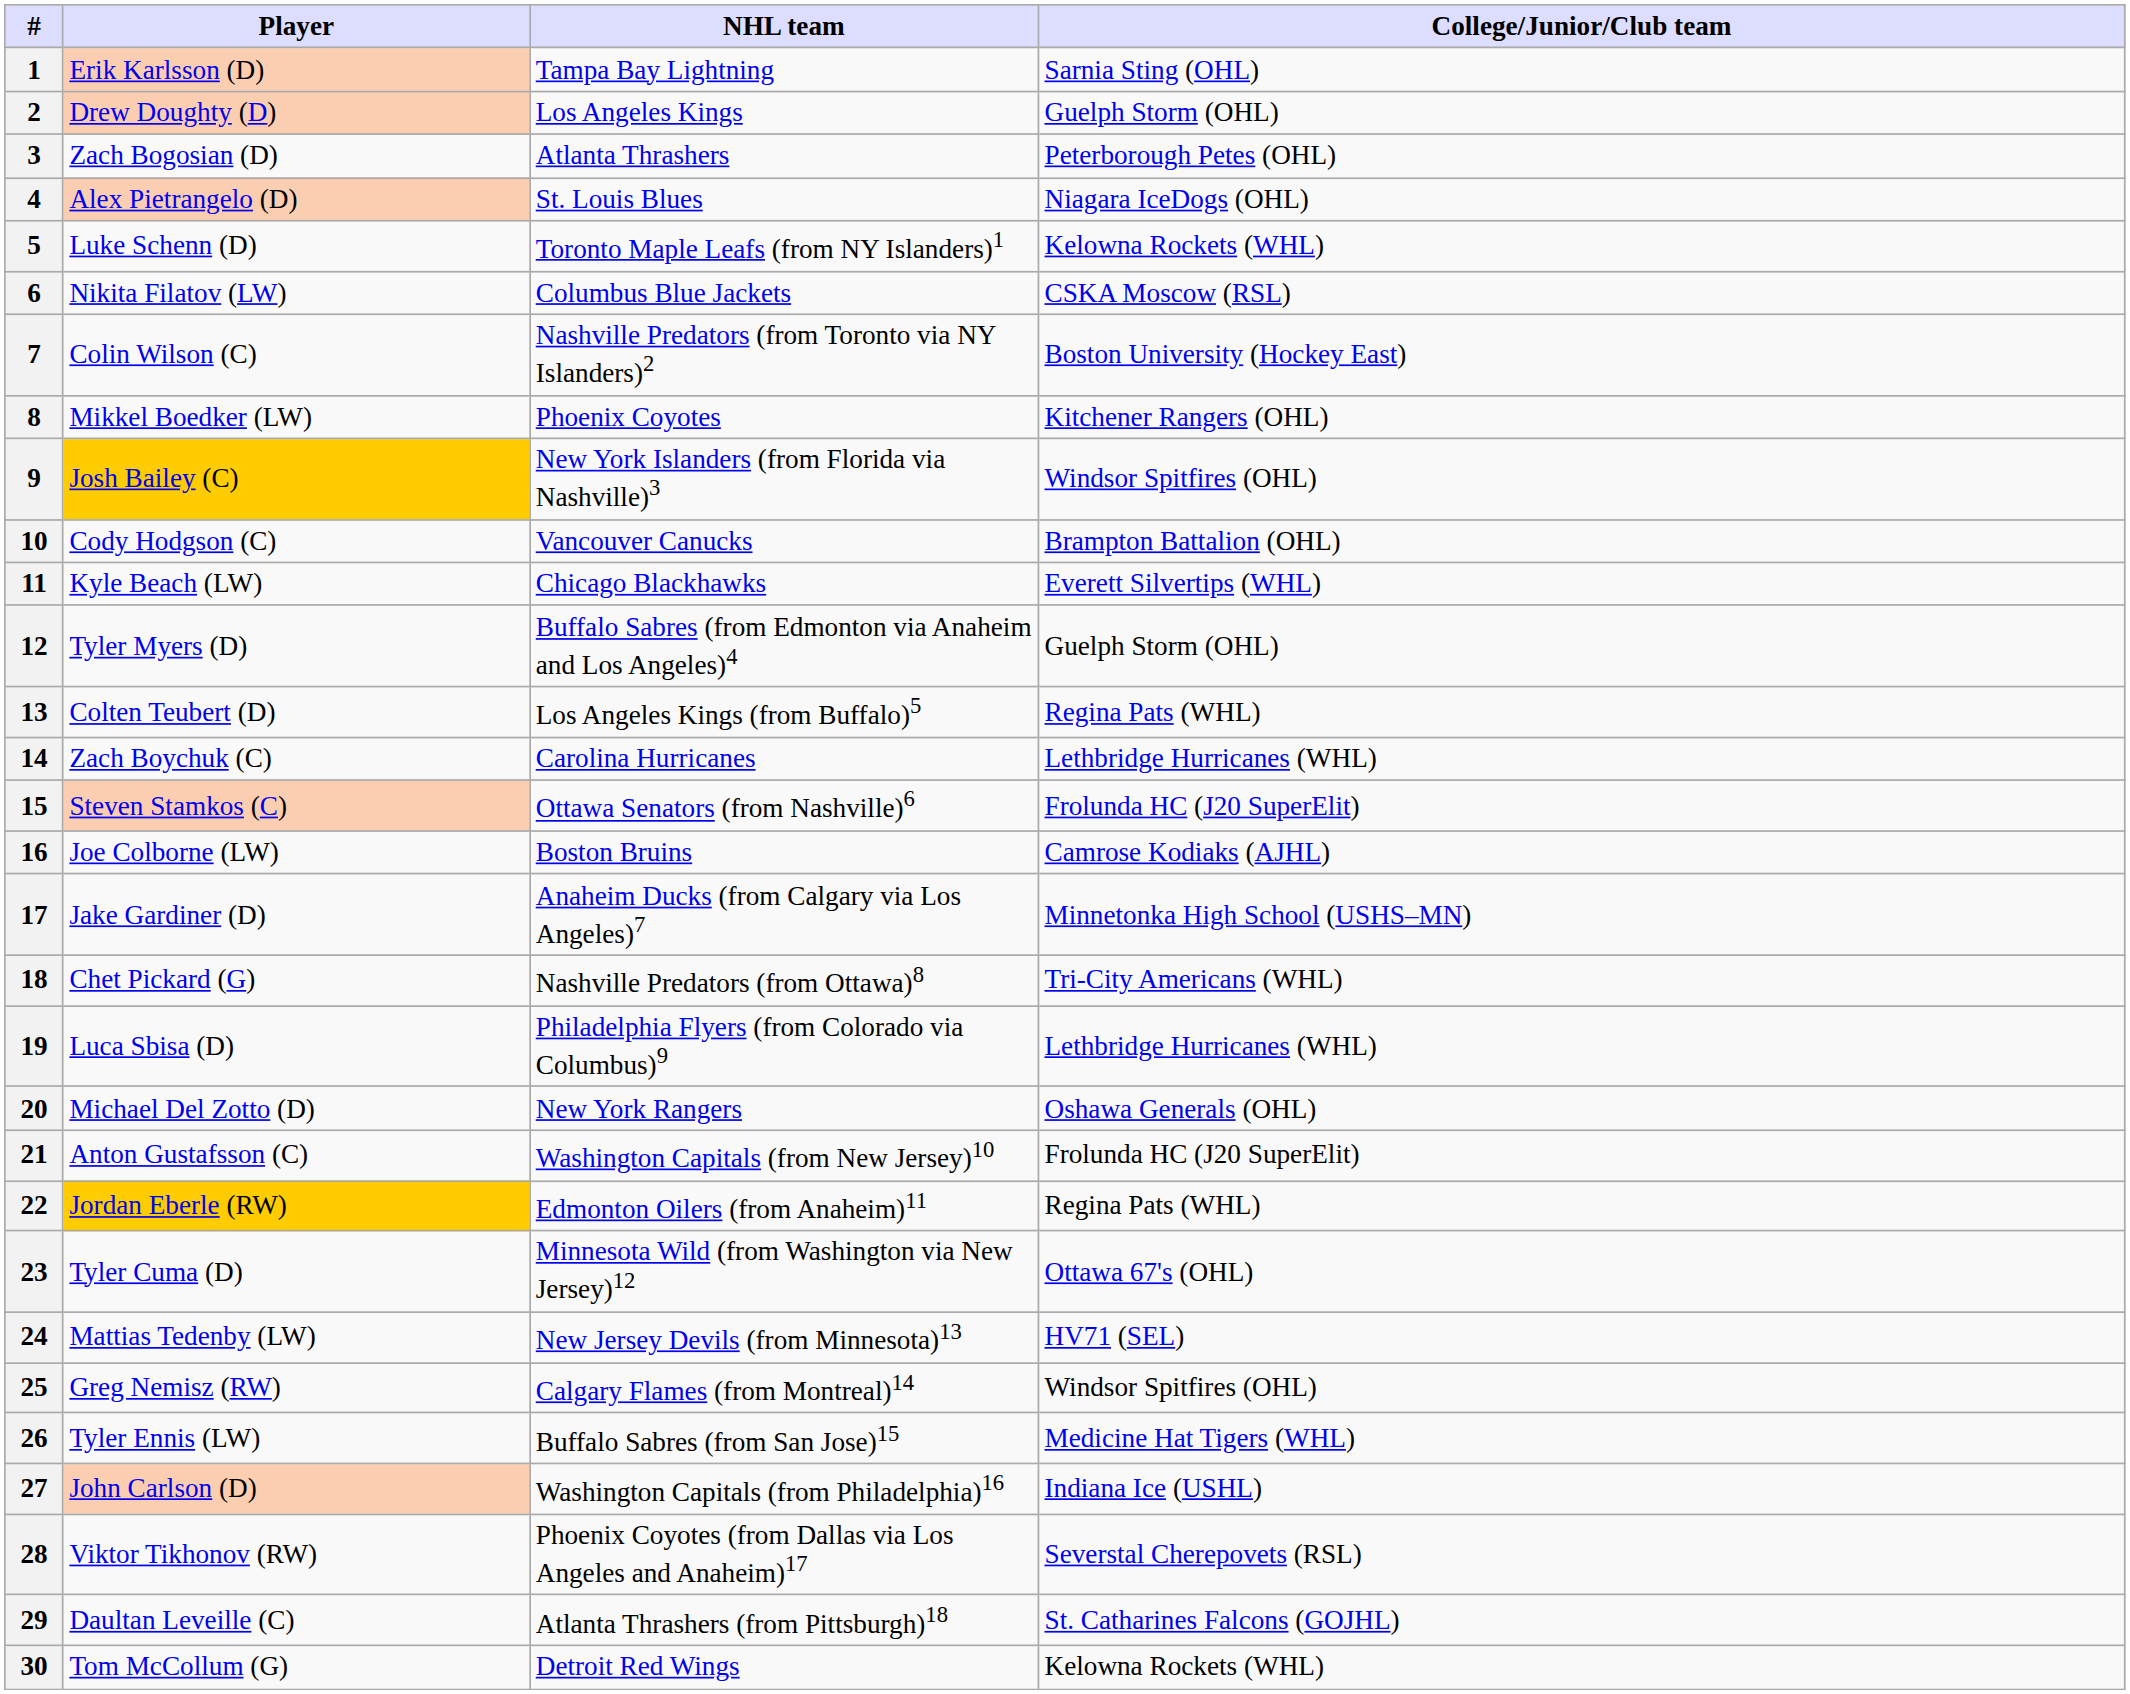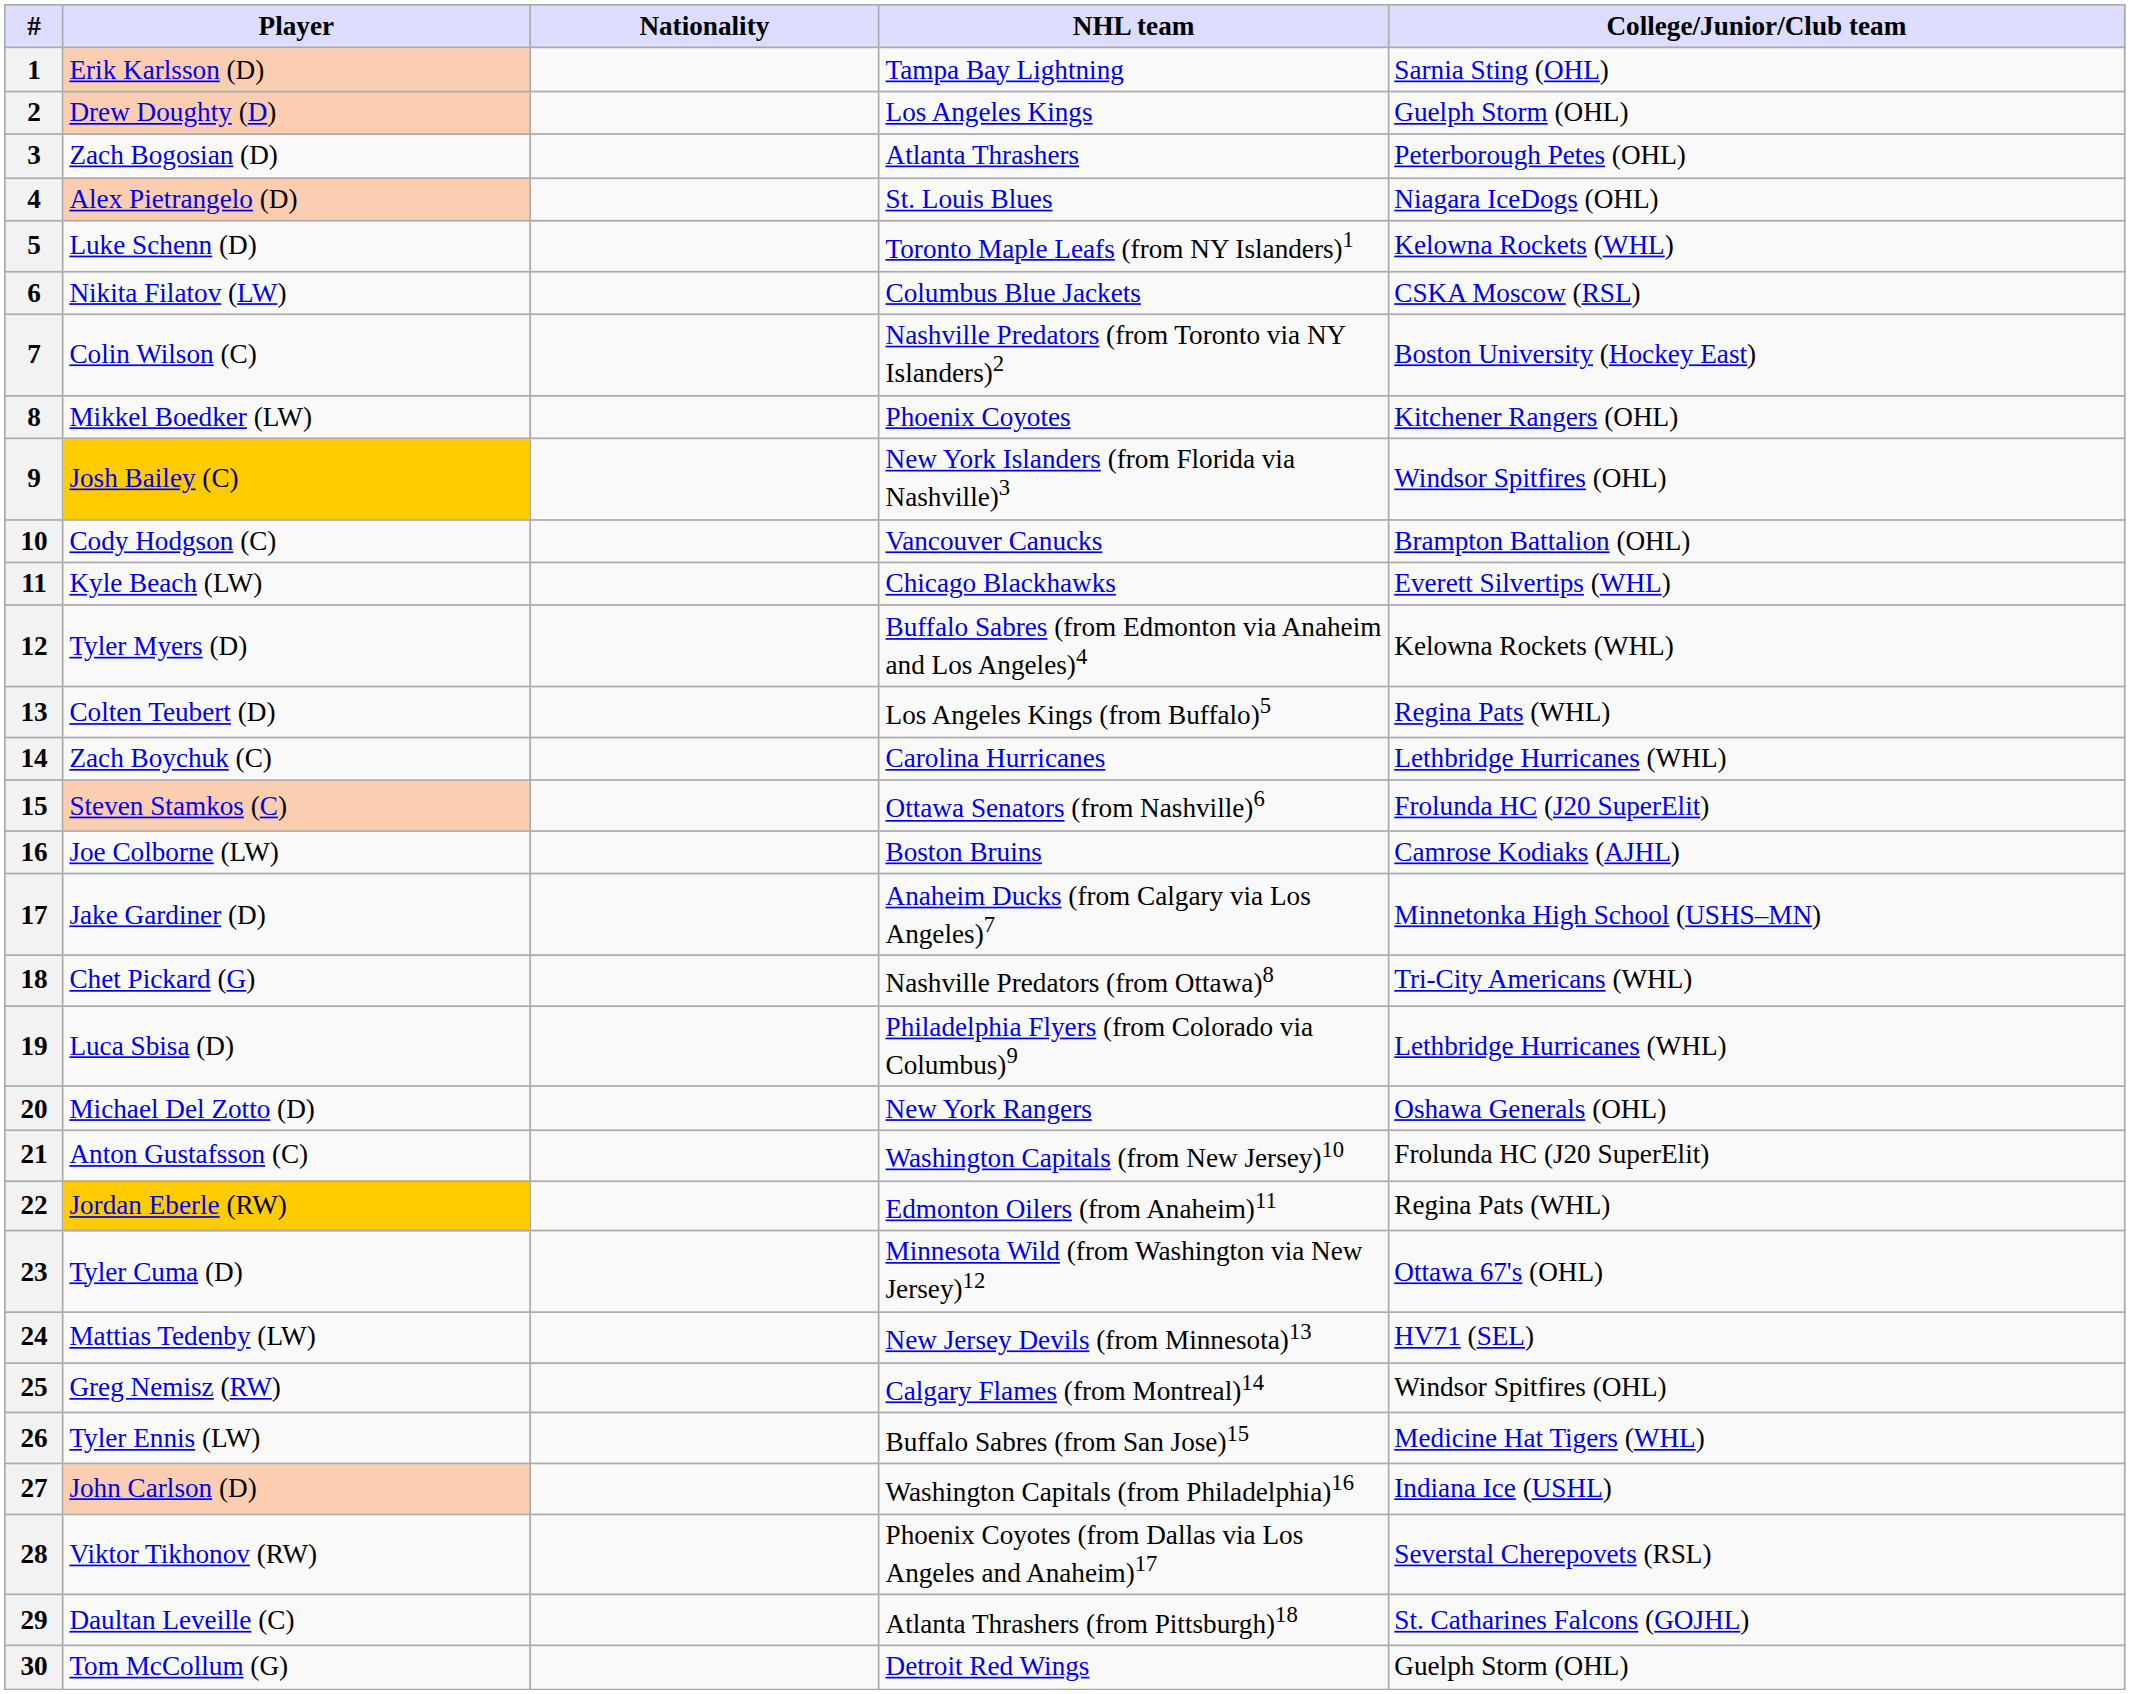+ column: (704, 26)
(1162, 645) Guelph Storm (OHL) -> (1534, 645) Kelowna Rockets (WHL)
(1184, 1666) Kelowna Rockets (WHL) -> (1511, 1666) Guelph Storm (OHL)
